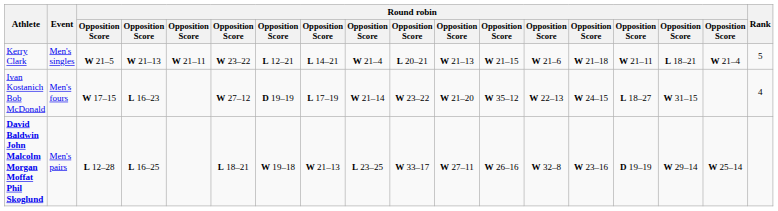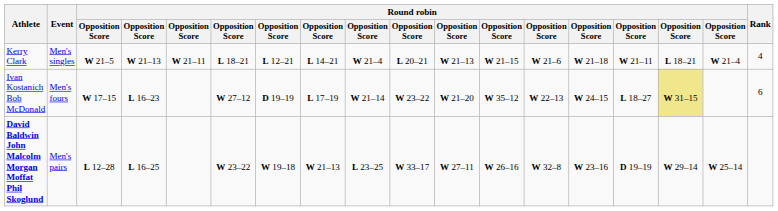(233, 62) W 23–22 -> (233, 62) L 18–21
(760, 56) 5 -> (760, 56) 4
(681, 98) no background -> (681, 98) khaki background
(760, 93) 4 -> (760, 93) 6
(233, 167) L 18–21 -> (233, 167) W 23–22
